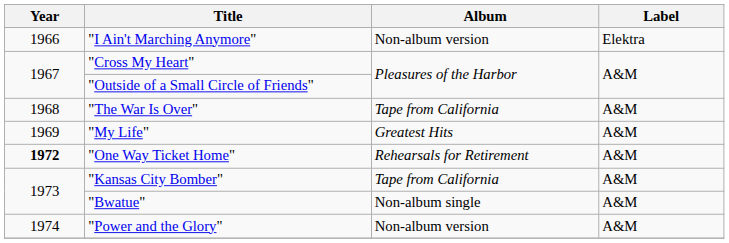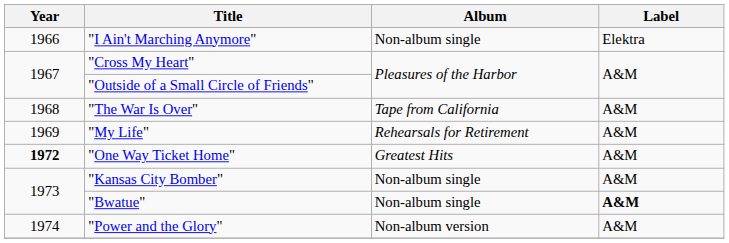(432, 39) Non-album version -> (428, 39) Non-album single
(414, 132) Greatest Hits -> (452, 132) Rehearsals for Retirement
(452, 156) Rehearsals for Retirement -> (414, 156) Greatest Hits
(437, 179) Tape from California -> (428, 179) Non-album single
(620, 202) normal -> (621, 202) bold
